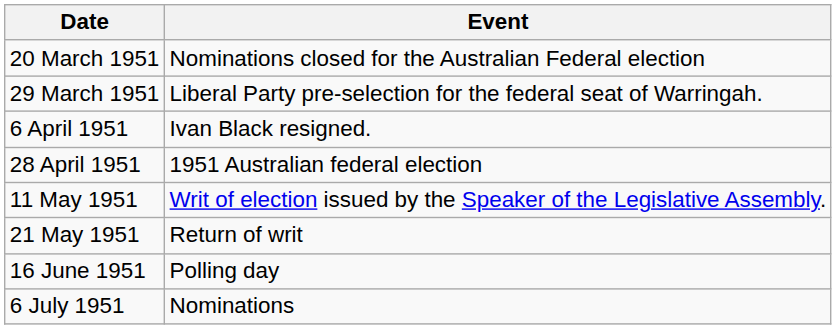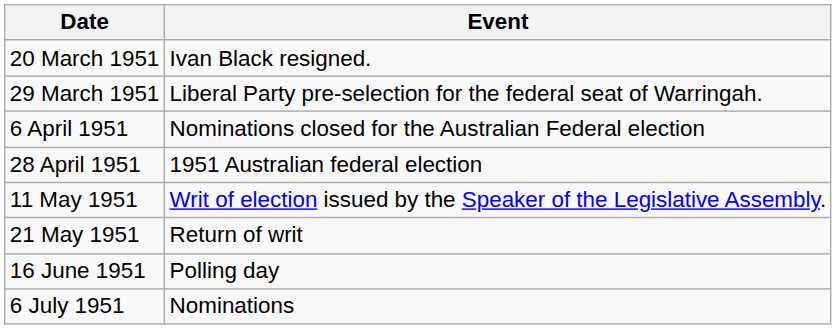(437, 57) Nominations closed for the Australian Federal election -> (270, 57) Ivan Black resigned.
(270, 128) Ivan Black resigned. -> (437, 128) Nominations closed for the Australian Federal election
